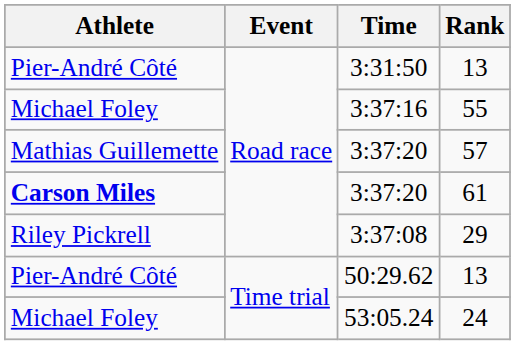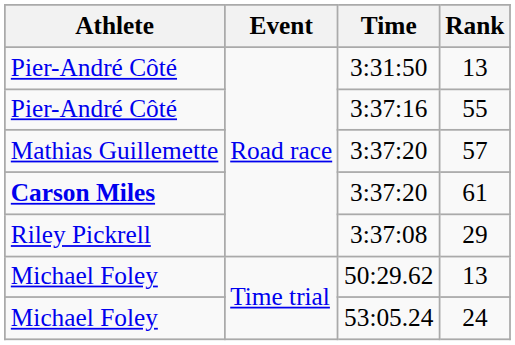(84, 109) Michael Foley -> (94, 109) Pier-André Côté
(94, 276) Pier-André Côté -> (84, 276) Michael Foley
